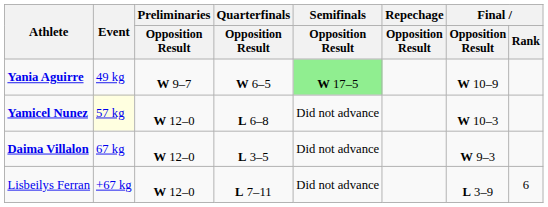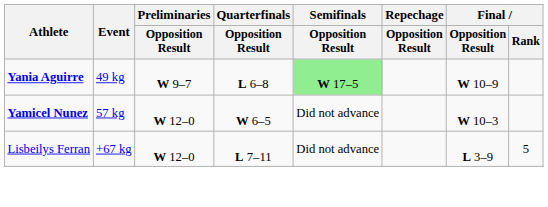(253, 85) W 6–5 -> (253, 85) L 6–8
(110, 113) lightyellow background -> (110, 113) no background
(253, 120) L 6–8 -> (253, 120) W 6–5
- row: (48, 149)
(526, 185) 6 -> (526, 149) 5
